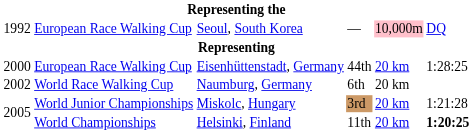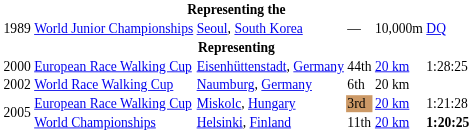(17, 28) 1992 -> (17, 28) 1989
(113, 28) European Race Walking Cup -> (114, 28) World Junior Championships
(399, 28) pink background -> (399, 28) no background
(114, 103) World Junior Championships -> (113, 103) European Race Walking Cup
